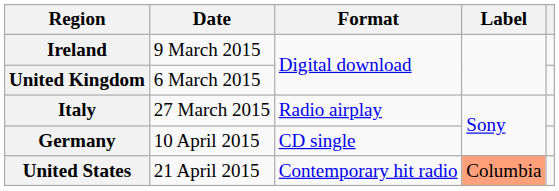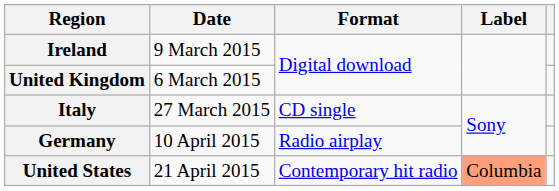(330, 110) Radio airplay -> (317, 110) CD single
(317, 140) CD single -> (330, 140) Radio airplay
